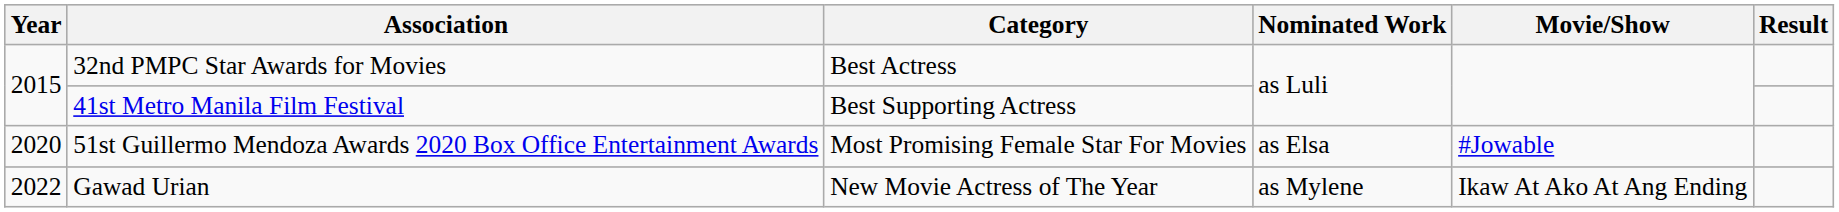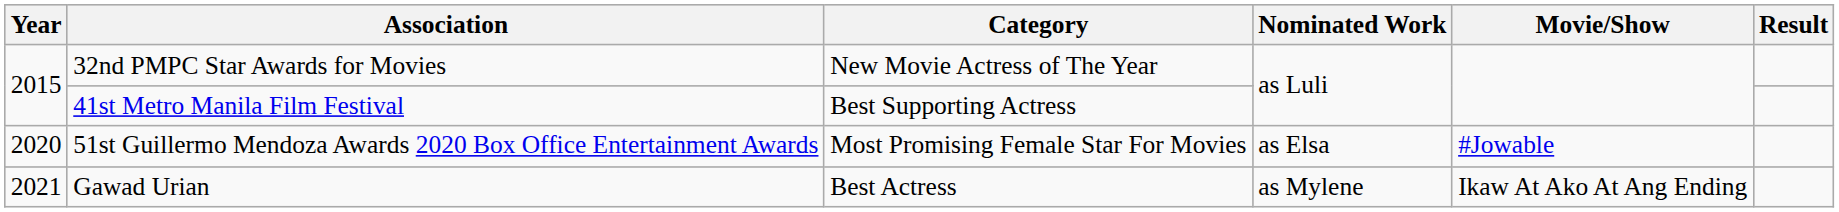(893, 65) Best Actress -> (994, 65) New Movie Actress of The Year
(36, 186) 2022 -> (36, 186) 2021
(994, 186) New Movie Actress of The Year -> (893, 186) Best Actress
